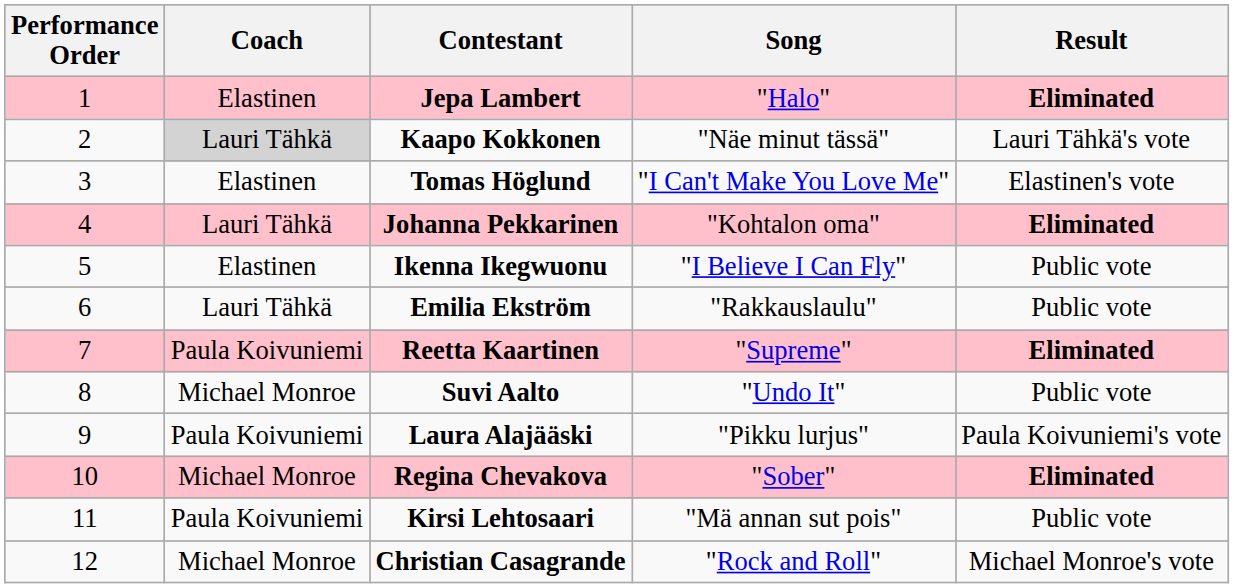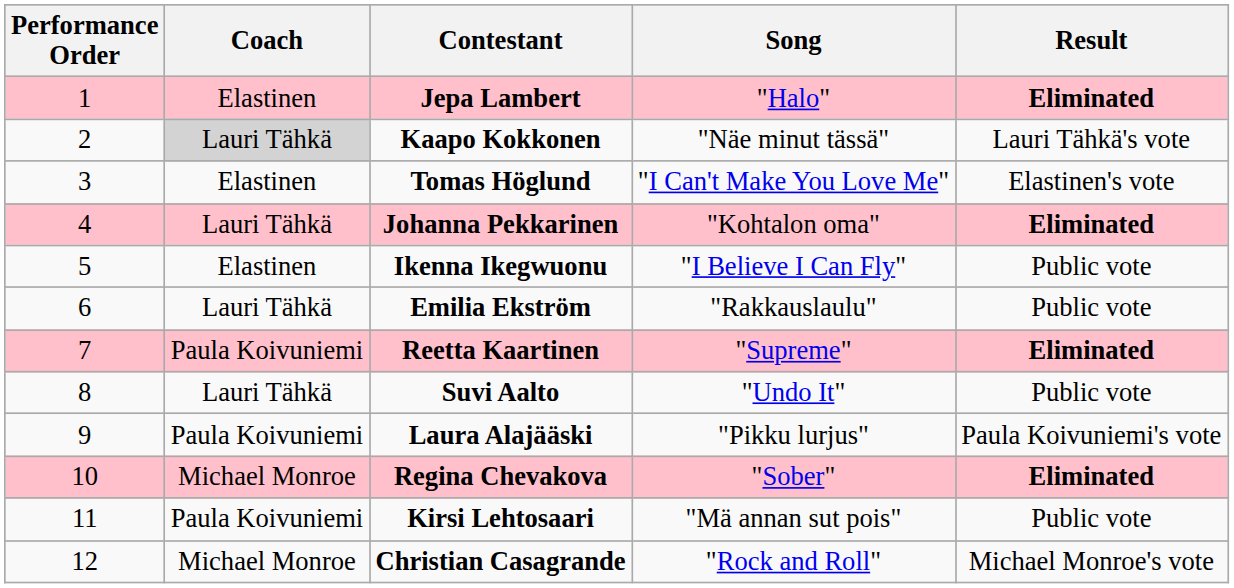(267, 392) Michael Monroe -> (267, 392) Lauri Tähkä
